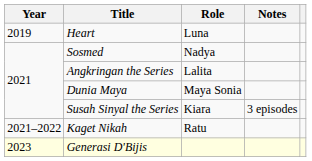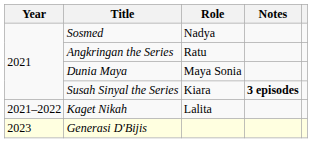- row: (81, 33)
(198, 71) Lalita -> (195, 52) Ratu
(272, 109) normal -> (273, 90) bold
(195, 128) Ratu -> (198, 109) Lalita
